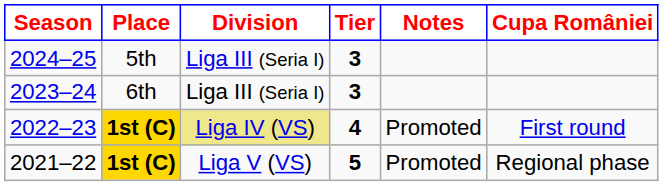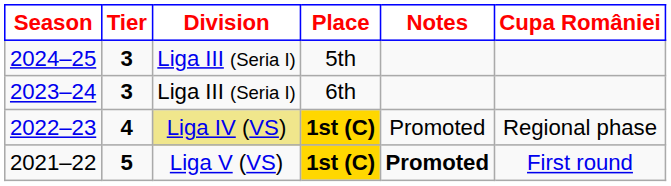columns swapped: (355, 23) <-> (141, 23)
(573, 128) First round -> (580, 128) Regional phase
(434, 163) normal -> (437, 163) bold
(573, 163) Regional phase -> (580, 163) First round
